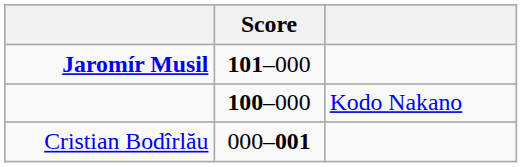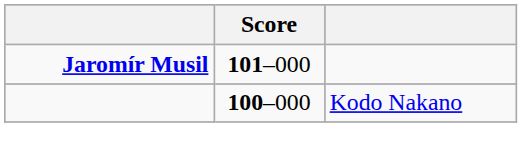- row: (126, 142)
